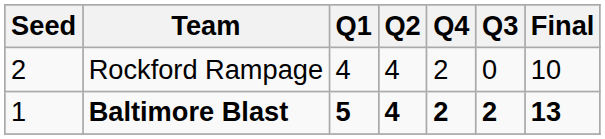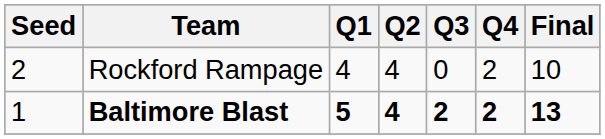columns swapped: (500, 26) <-> (451, 26)
